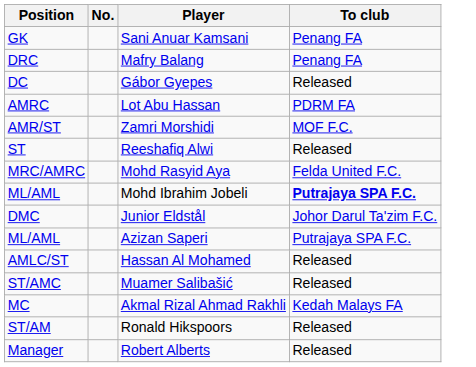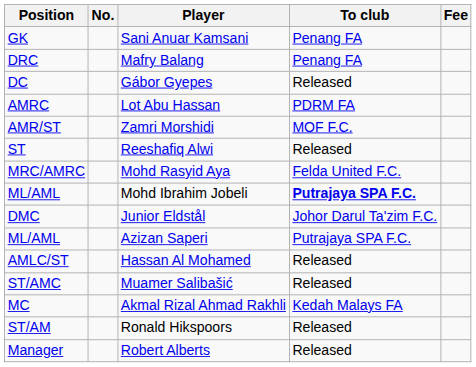+ column: (456, 15)
